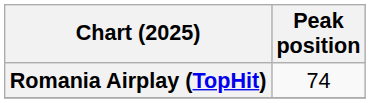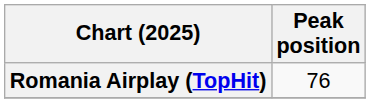(318, 80) 74 -> (318, 80) 76
